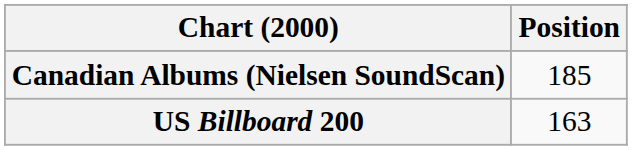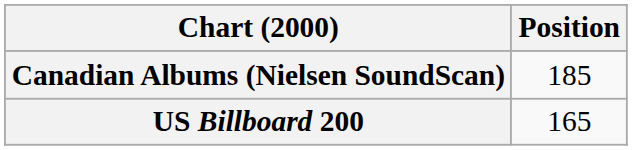(569, 121) 163 -> (569, 121) 165
